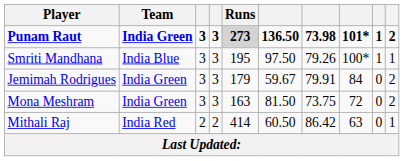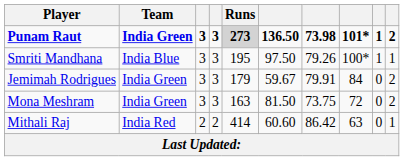(280, 123) 60.50 -> (280, 123) 60.60
